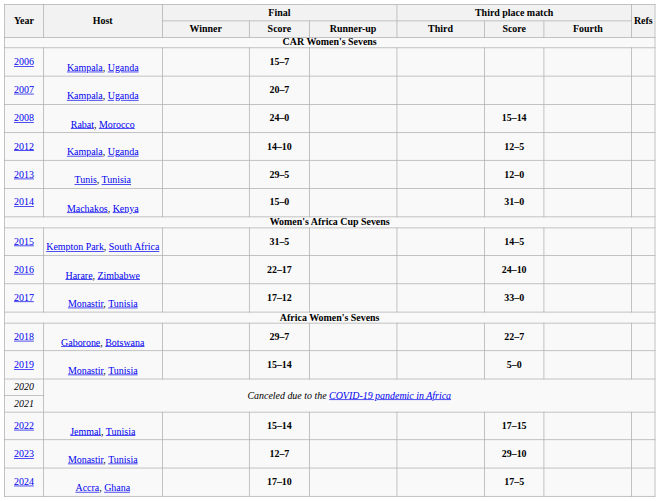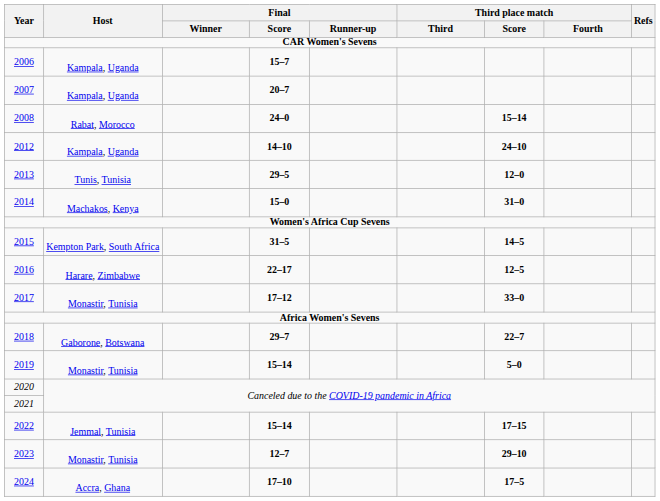(514, 146) 12–5 -> (514, 146) 24–10
(514, 270) 24–10 -> (514, 270) 12–5
